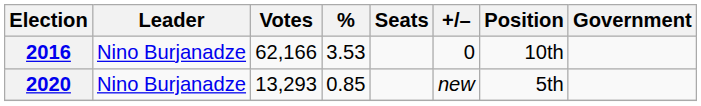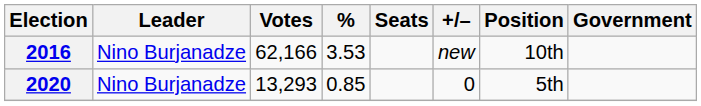(469, 52) 0 -> (456, 52) new
(456, 84) new -> (469, 84) 0
